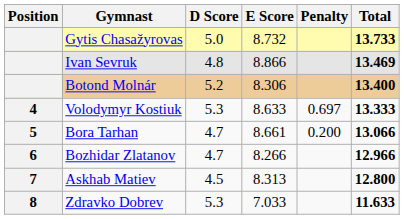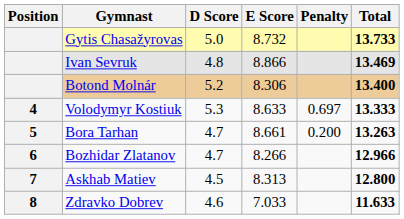(375, 132) 13.066 -> (375, 132) 13.263
(214, 202) 5.3 -> (214, 202) 4.6
